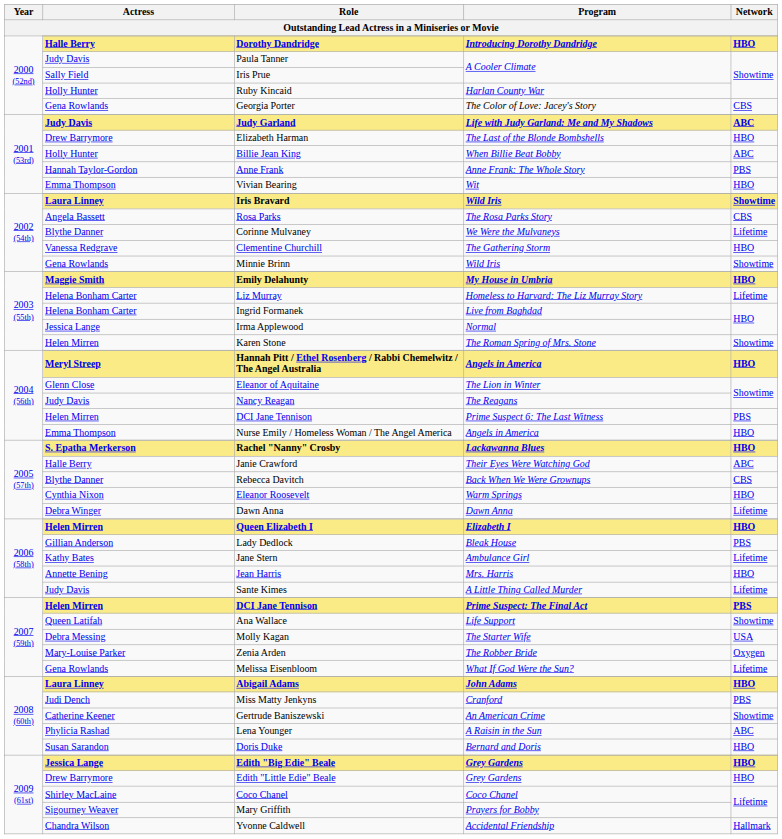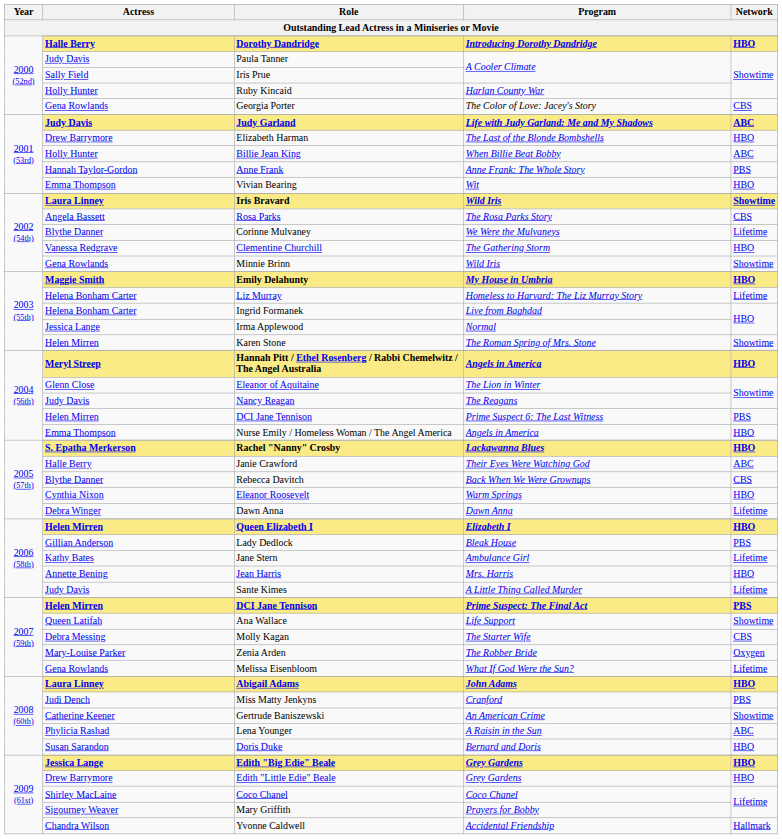(743, 637) USA -> (743, 637) CBS
